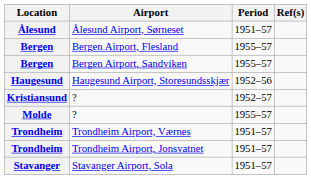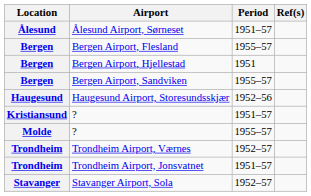+ row: (37, 64)
(253, 98) 1952–57 -> (253, 115) 1951–57
(253, 132) 1951–57 -> (253, 149) 1952–57
(253, 166) 1951–57 -> (253, 183) 1952–57
